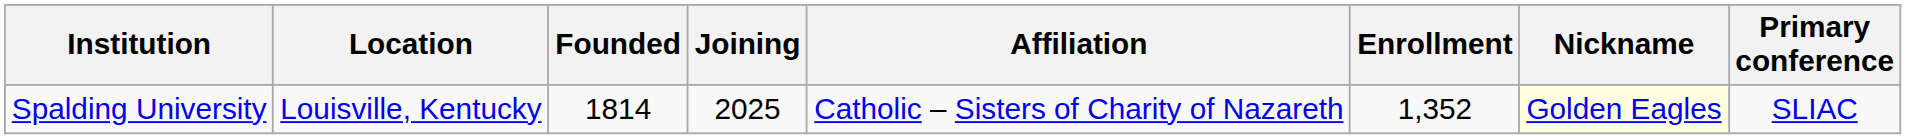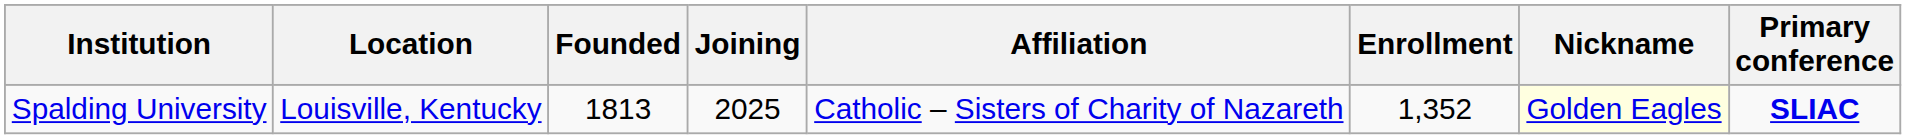(618, 108) 1814 -> (618, 108) 1813
(1815, 108) normal -> (1815, 108) bold
